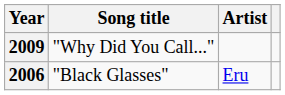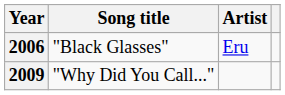rows swapped: (27, 75) <-> (27, 47)
